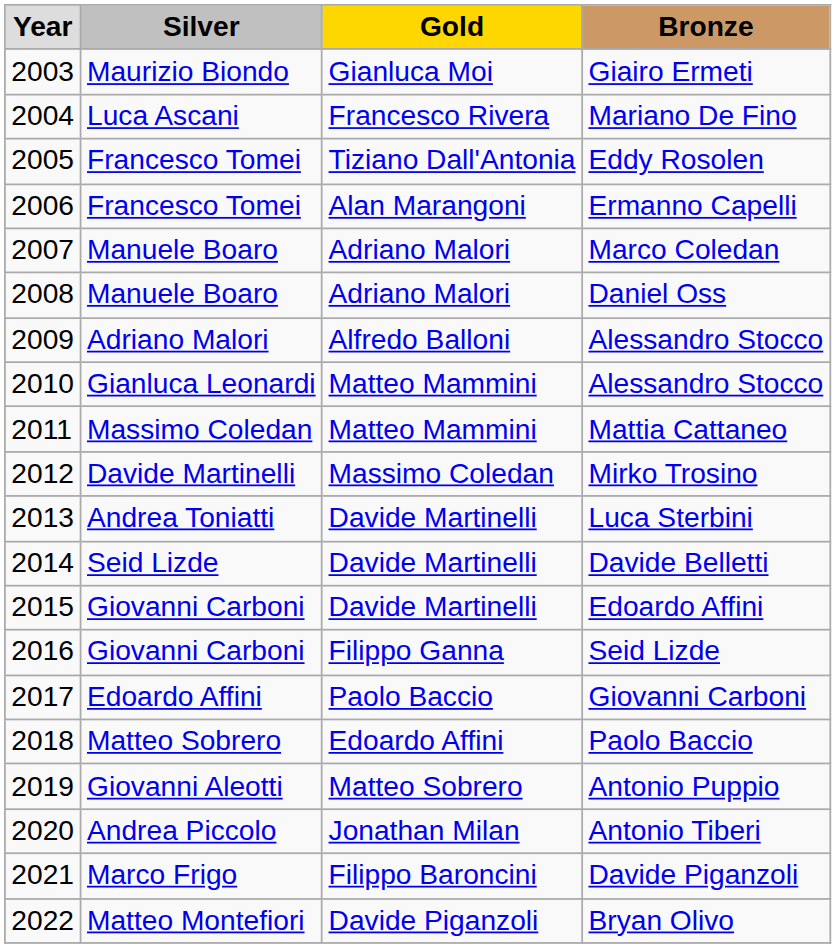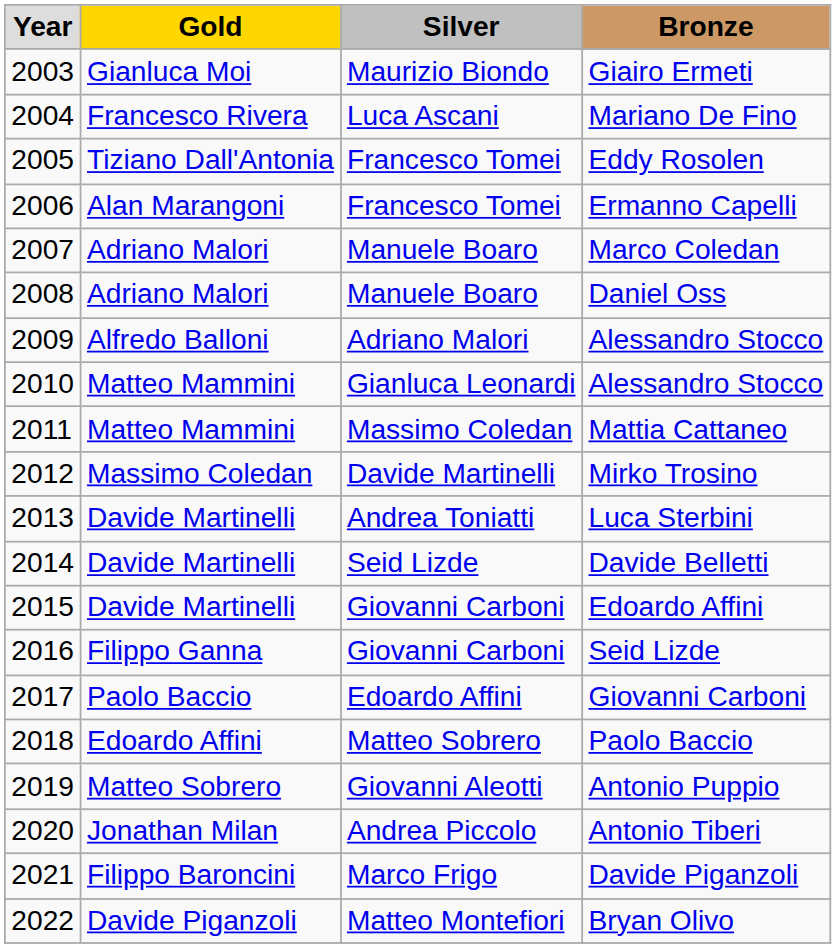columns swapped: (452, 26) <-> (201, 26)
